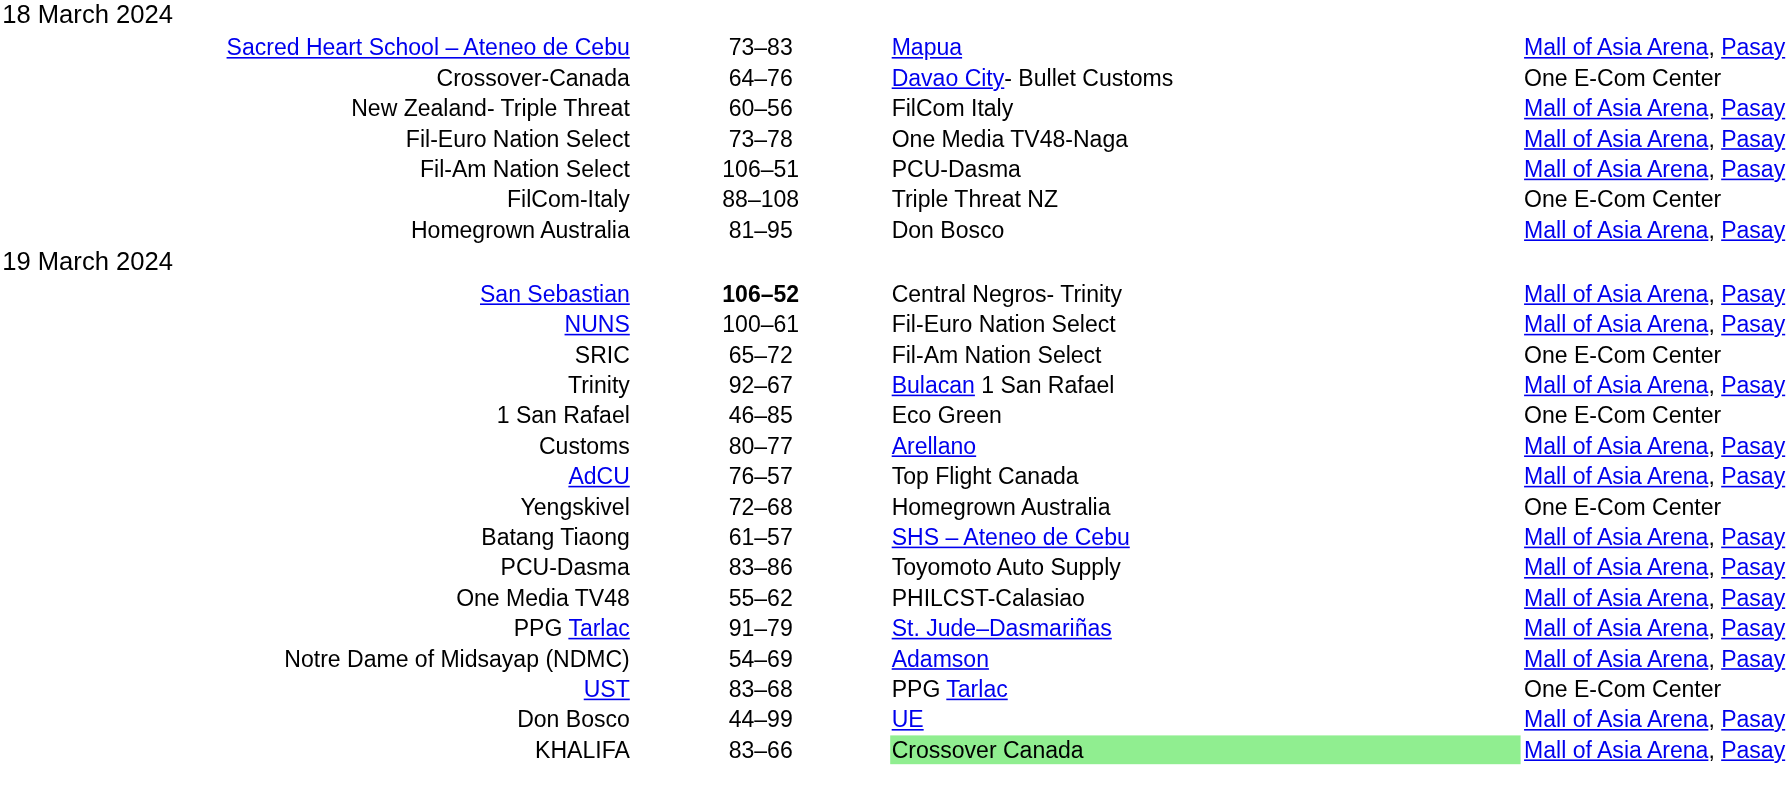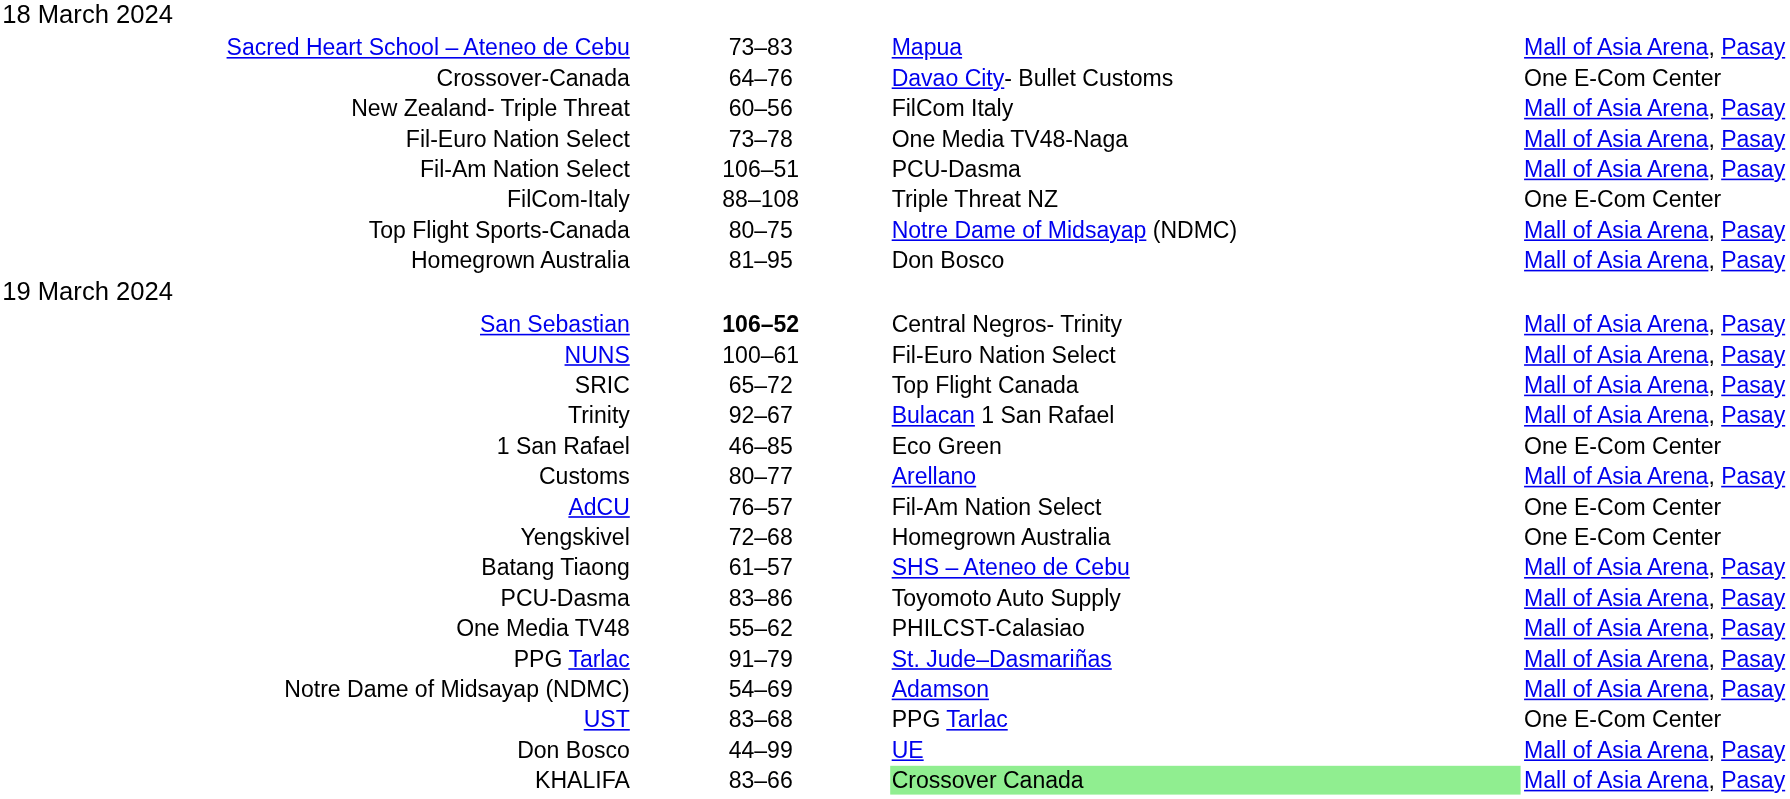+ row: (499, 230)
(997, 355) Fil-Am Nation Select -> (985, 385) Top Flight Canada
(1623, 355) One E-Com Center -> (1655, 385) Mall of Asia Arena, Pasay
(985, 476) Top Flight Canada -> (997, 507) Fil-Am Nation Select
(1655, 476) Mall of Asia Arena, Pasay -> (1623, 507) One E-Com Center
